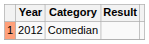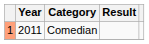(30, 30) 2012 -> (30, 30) 2011
